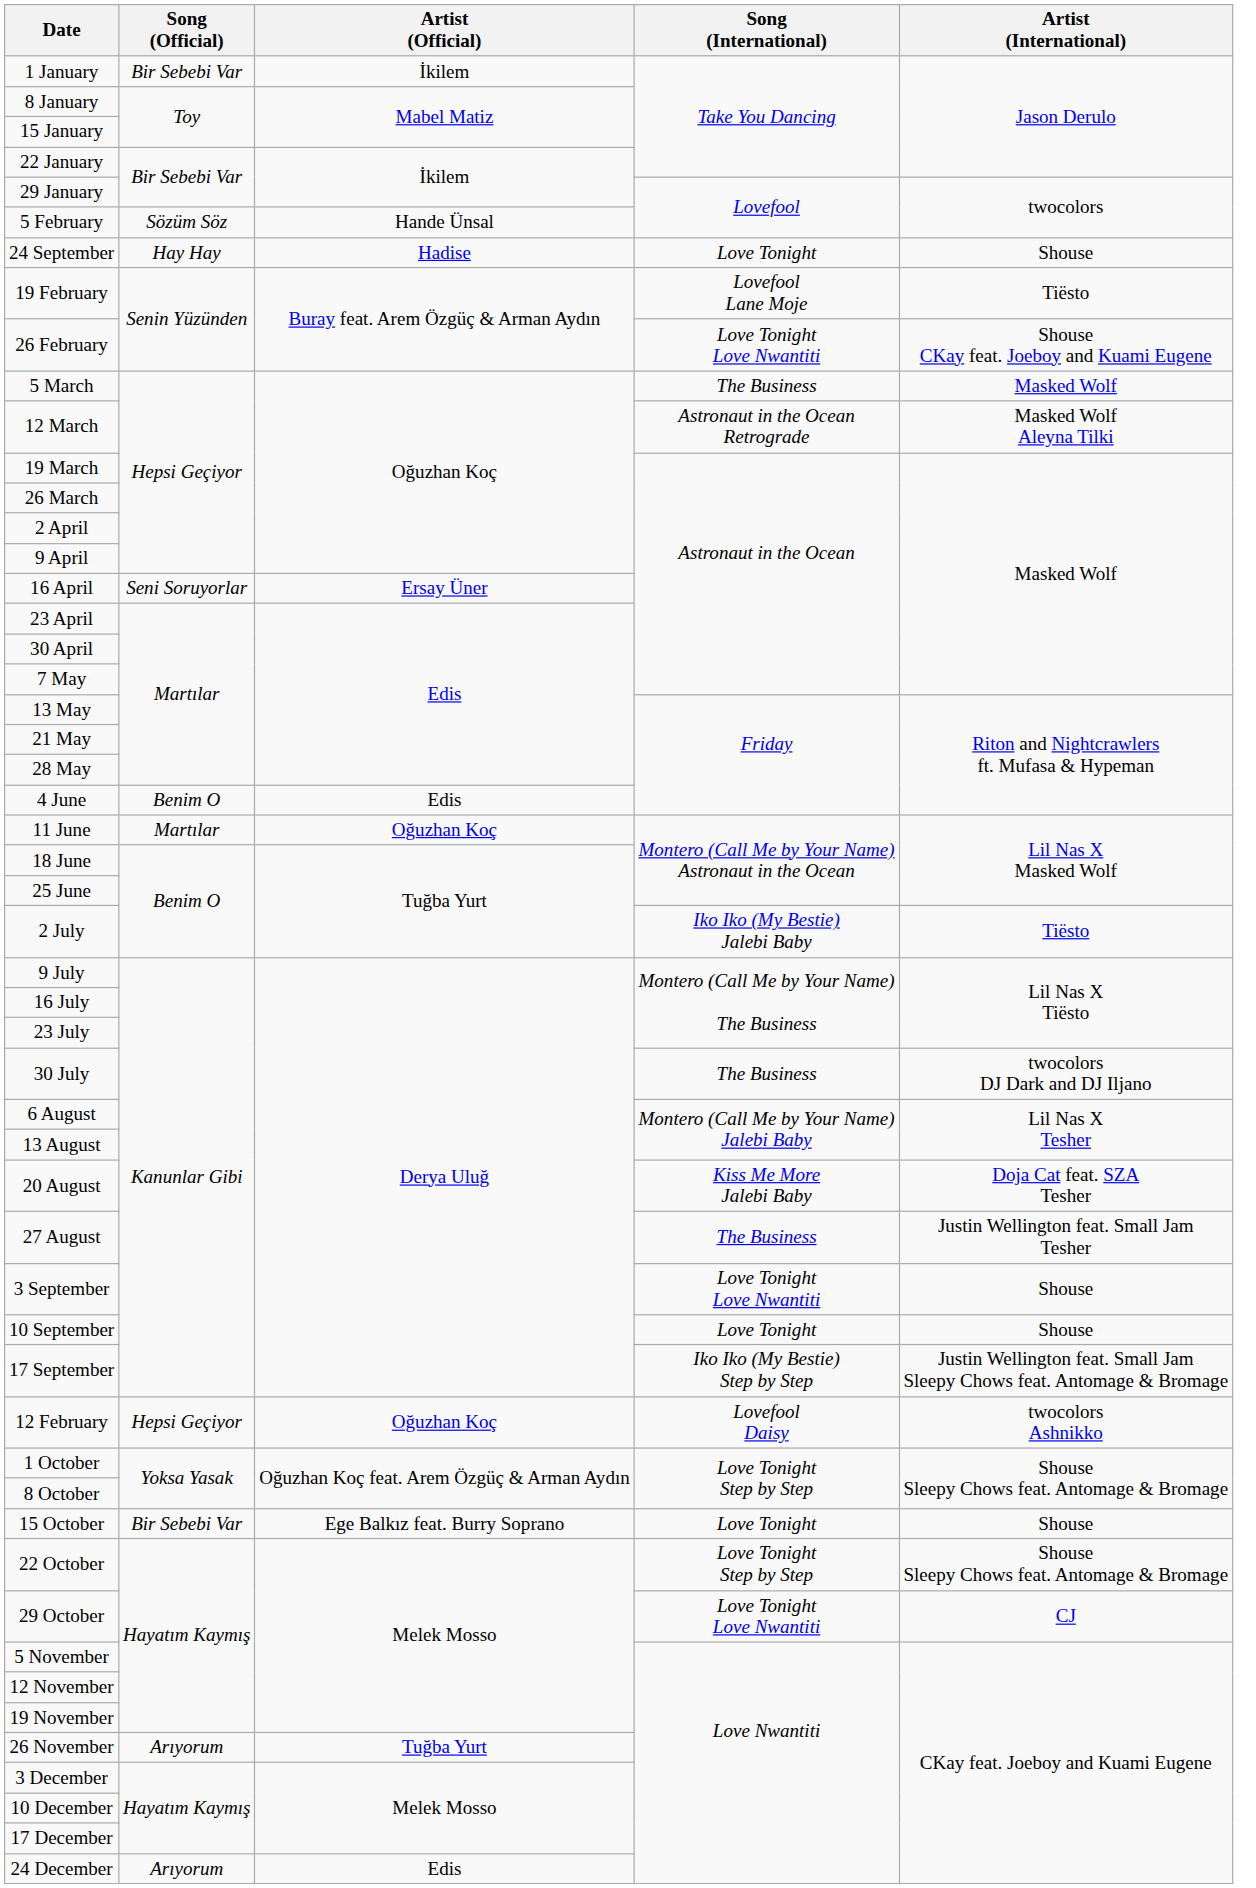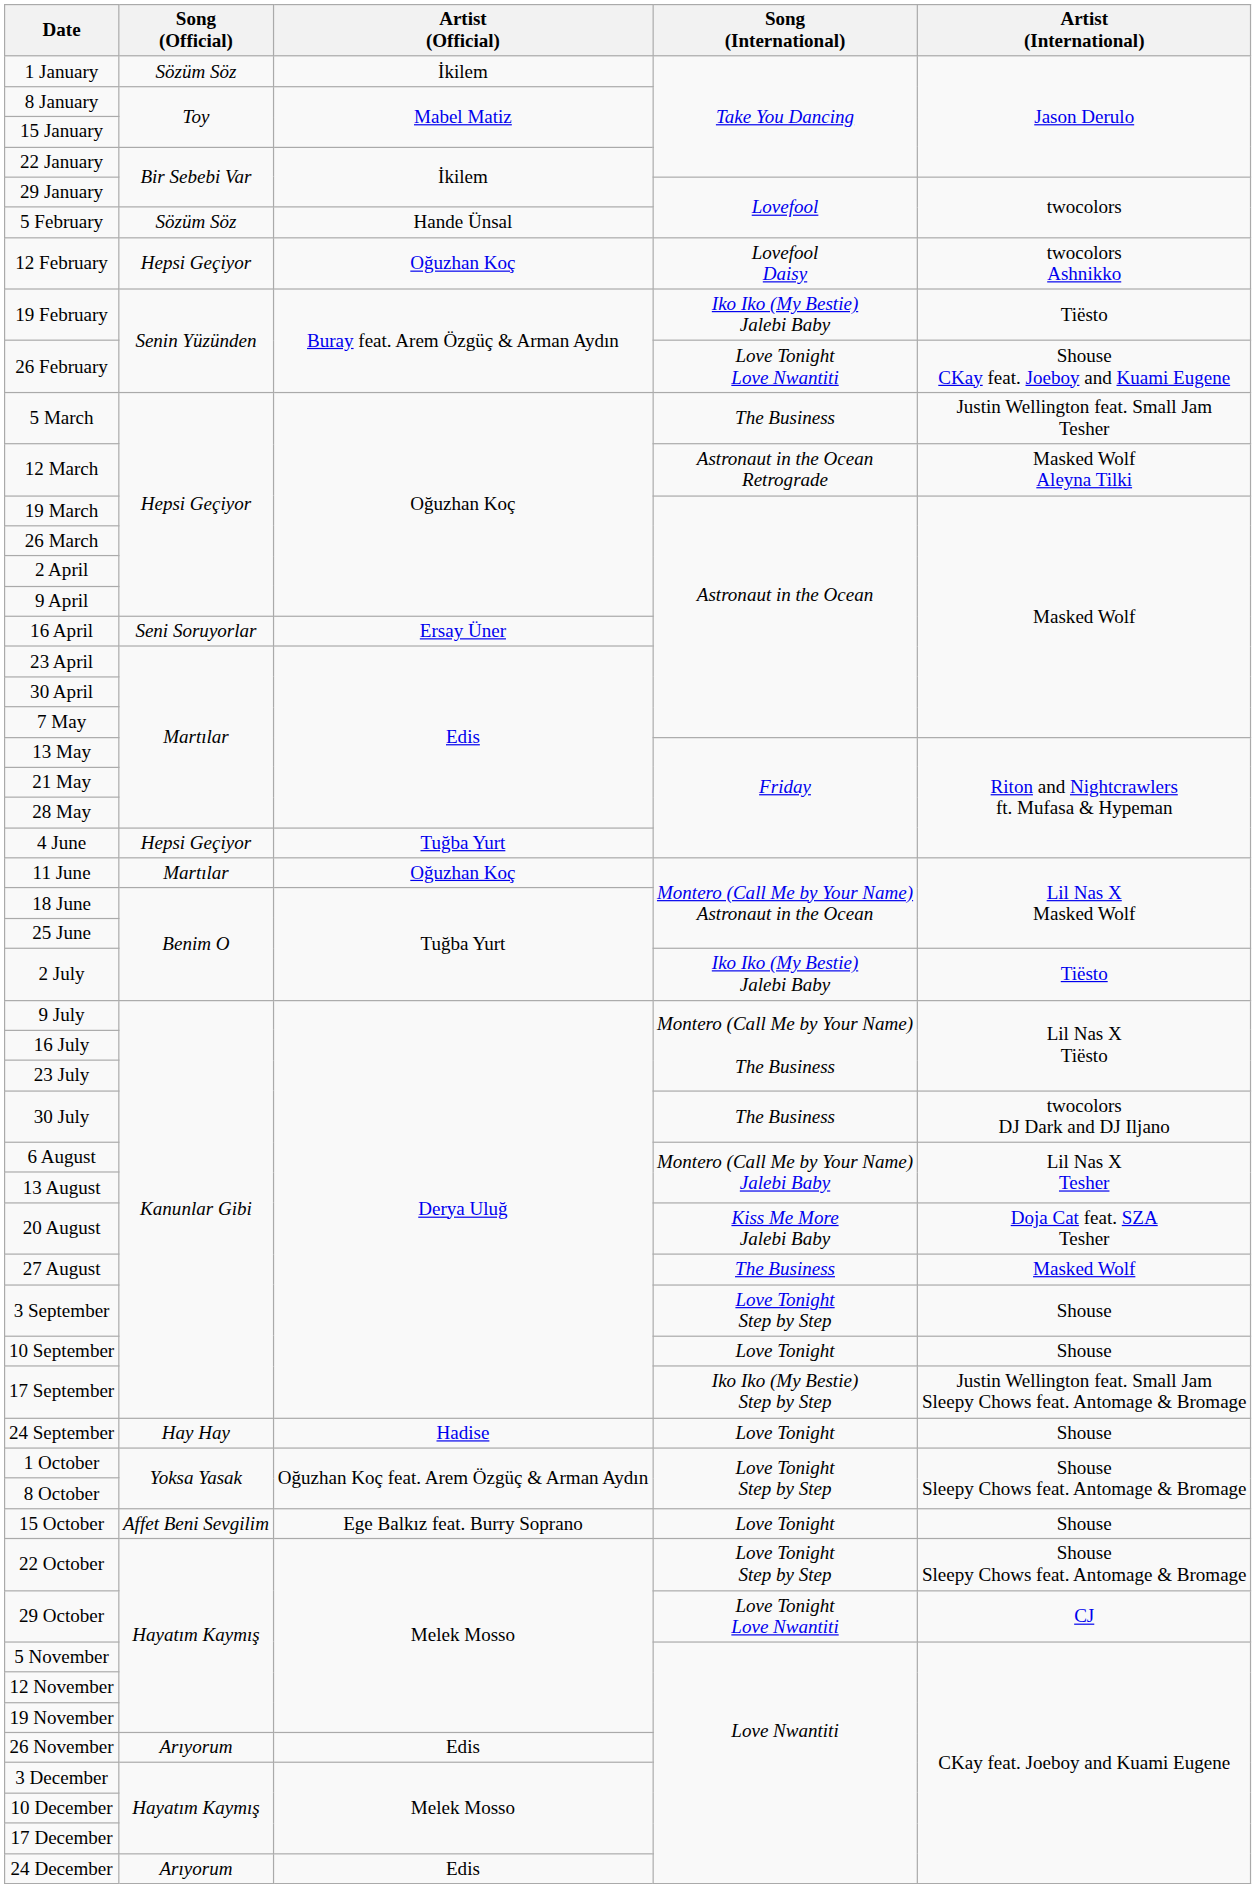(187, 71) Bir Sebebi Var -> (196, 71) Sözüm Söz
rows swapped: (62, 1422) <-> (62, 252)
(767, 293) Lovefool Lane Moje -> (785, 314) Iko Iko (My Bestie) Jalebi Baby
(1066, 385) Masked Wolf -> (1084, 417) Justin Wellington feat. Small Jam Tesher
(187, 799) Benim O -> (196, 842) Hepsi Geçiyor
(444, 799) Edis -> (463, 842) Tuğba Yurt
(1066, 1237) Justin Wellington feat. Small Jam Tesher -> (1084, 1269) Masked Wolf
(767, 1288) Love Tonight Love Nwantiti -> (785, 1310) Love Tonight Step by Step
(187, 1523) Bir Sebebi Var -> (196, 1523) Affet Beni Sevgilim
(444, 1747) Tuğba Yurt -> (463, 1747) Edis
